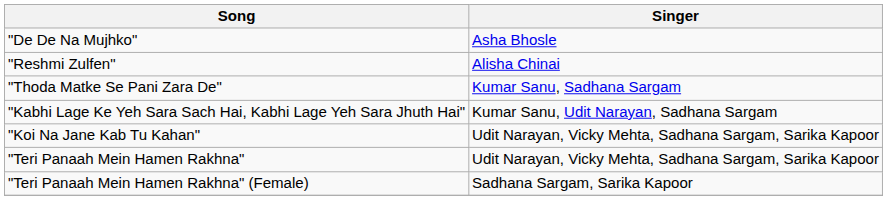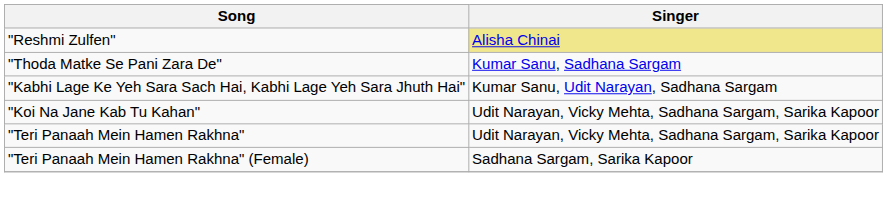- row: (73, 40)
(516, 64) no background -> (516, 40) khaki background
